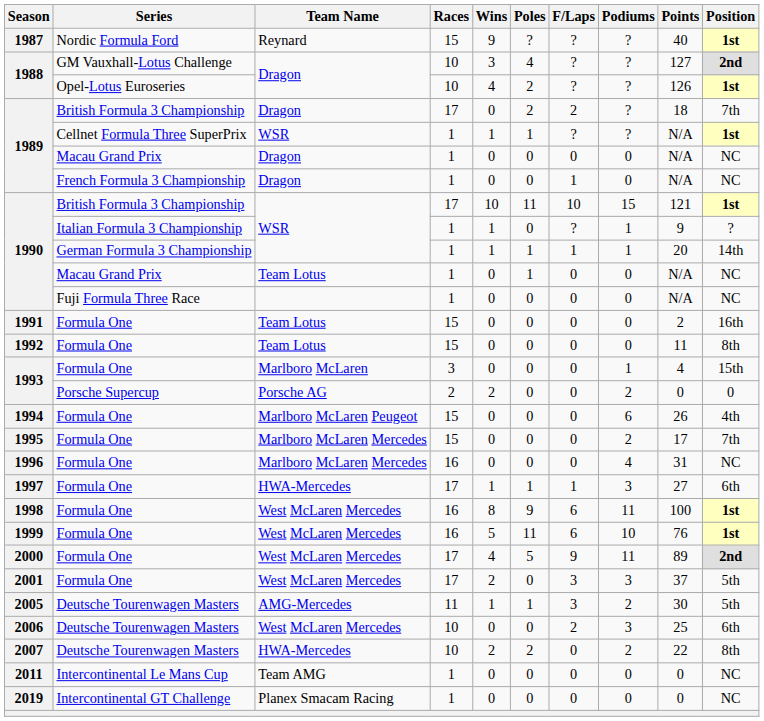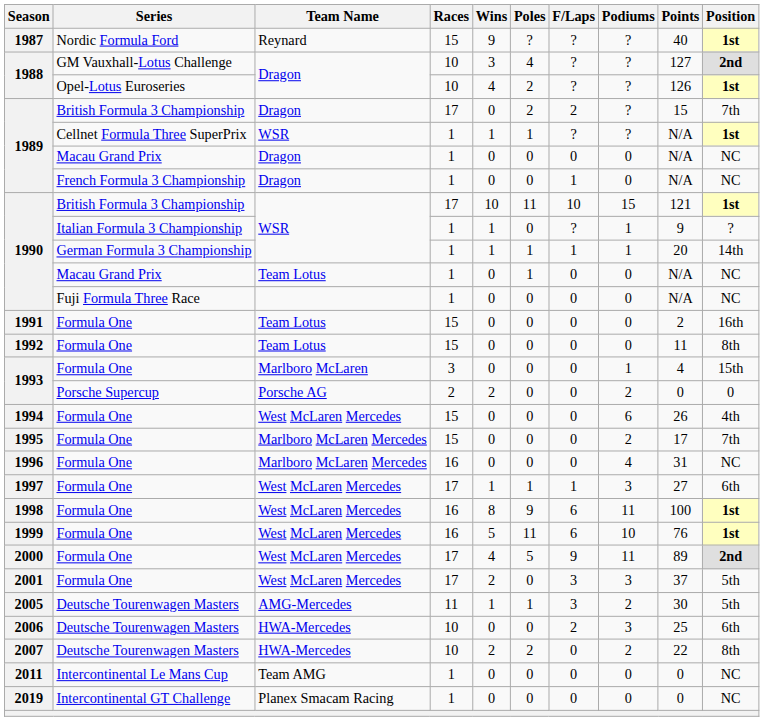(680, 110) 18 -> (680, 110) 15
(338, 416) Marlboro McLaren Peugeot -> (330, 416) West McLaren Mercedes
(305, 486) HWA-Mercedes -> (330, 486) West McLaren Mercedes
(330, 627) West McLaren Mercedes -> (305, 627) HWA-Mercedes
